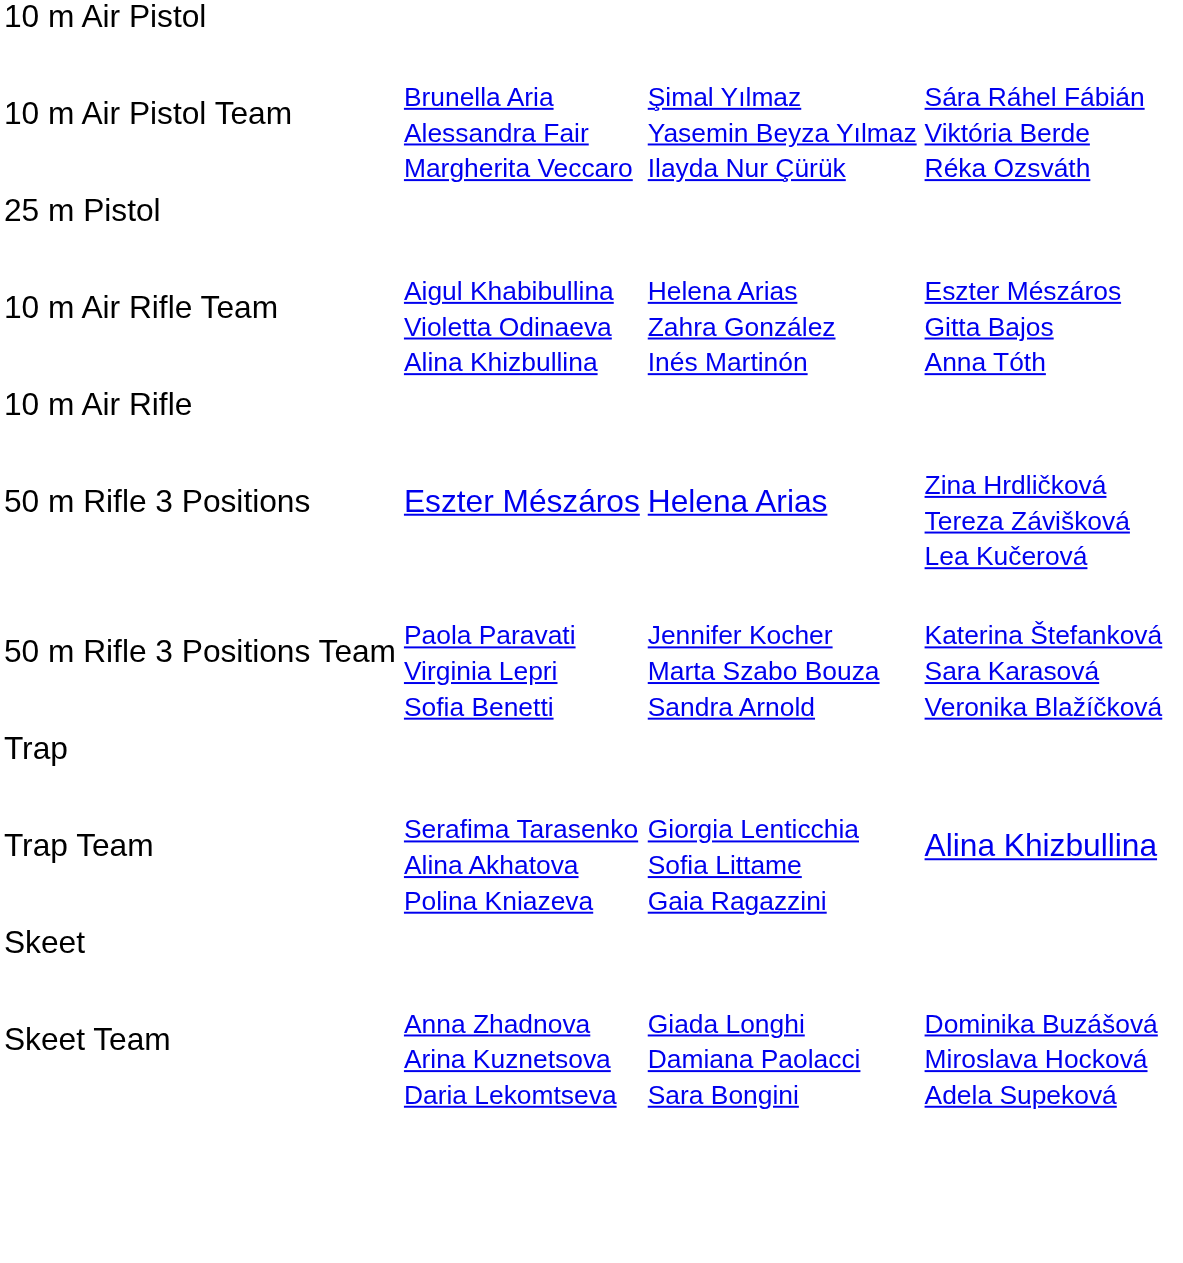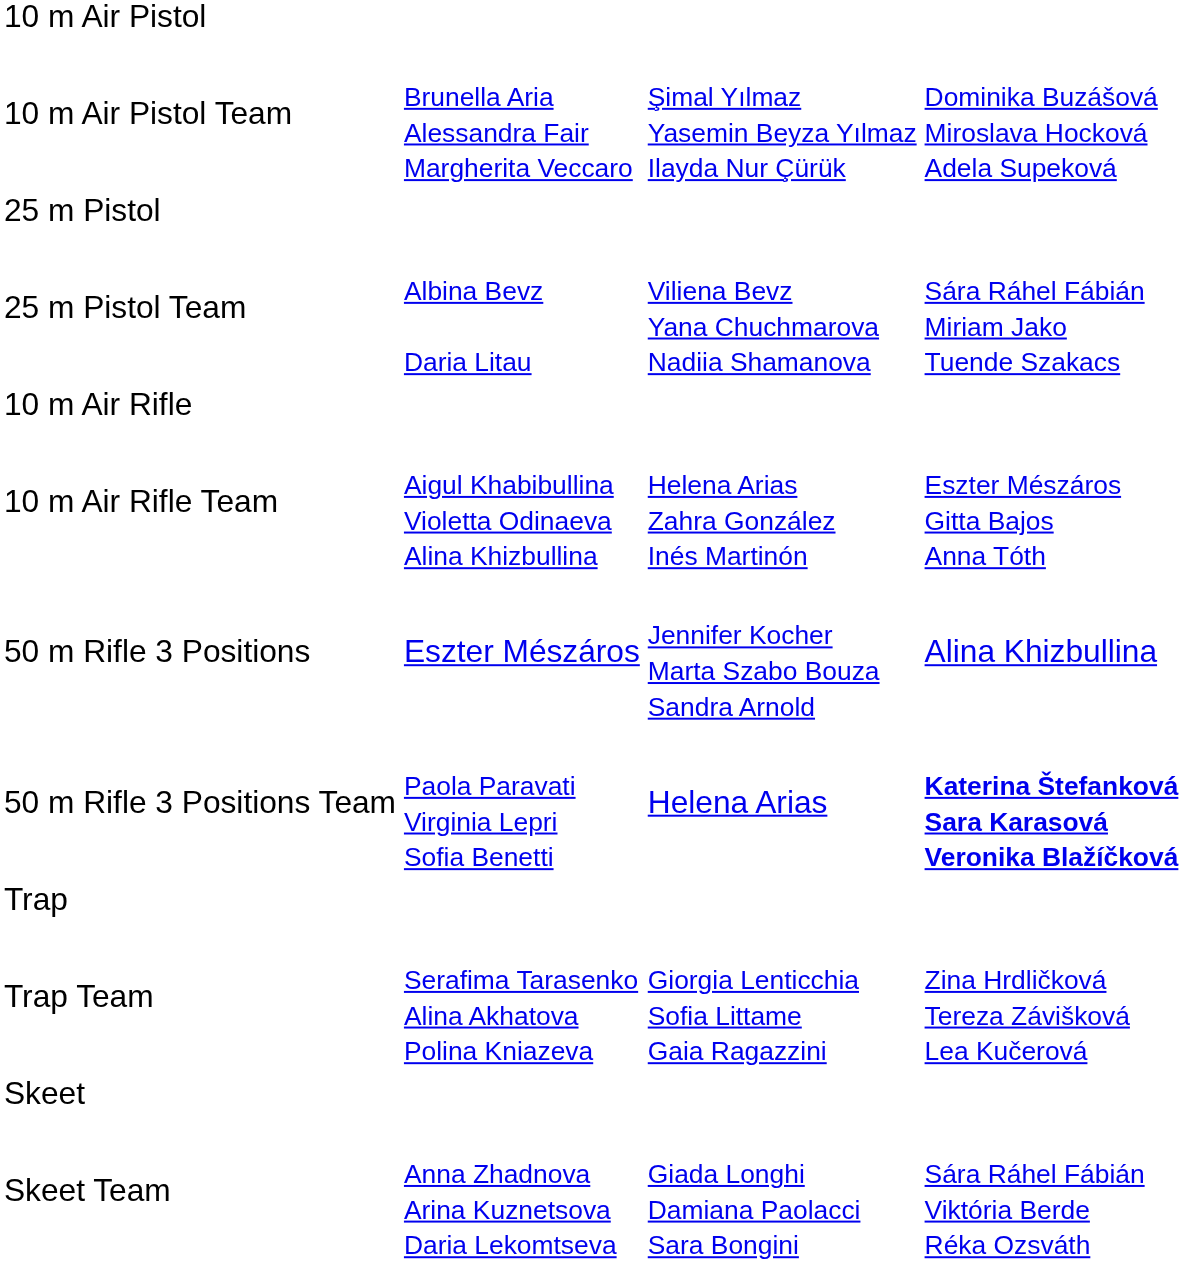(1035, 133) Sára Ráhel Fábián Viktória Berde Réka Ozsváth -> (1041, 133) Dominika Buzášová Miroslava Hocková Adela Supeková
+ row: (125, 307)
rows swapped: (98, 404) <-> (141, 307)
(738, 501) Helena Arias -> (764, 671) Jennifer Kocher Marta Szabo Bouza Sandra Arnold
(1027, 521) Zina Hrdličková Tereza Závišková Lea Kučerová -> (1041, 651) Alina Khizbullina
(764, 671) Jennifer Kocher Marta Szabo Bouza Sandra Arnold -> (738, 802) Helena Arias
(1043, 671) normal -> (1051, 820) bold
(1041, 845) Alina Khizbullina -> (1027, 1016) Zina Hrdličková Tereza Závišková Lea Kučerová
(1041, 1059) Dominika Buzášová Miroslava Hocková Adela Supeková -> (1035, 1210) Sára Ráhel Fábián Viktória Berde Réka Ozsváth
